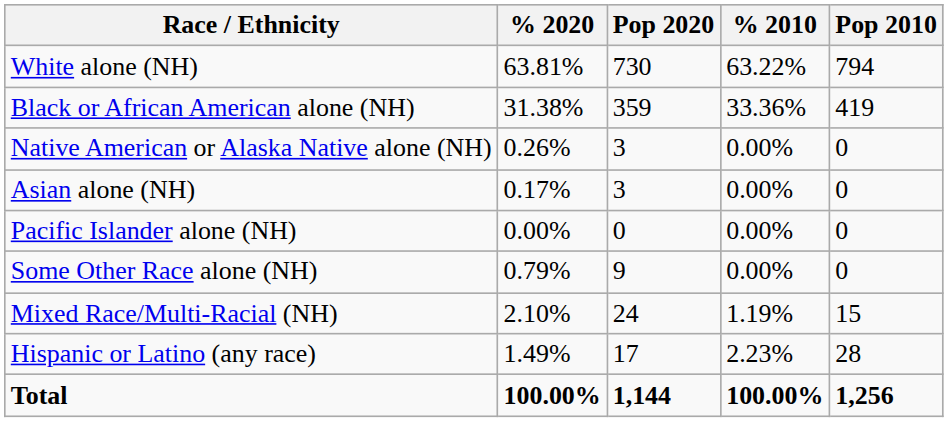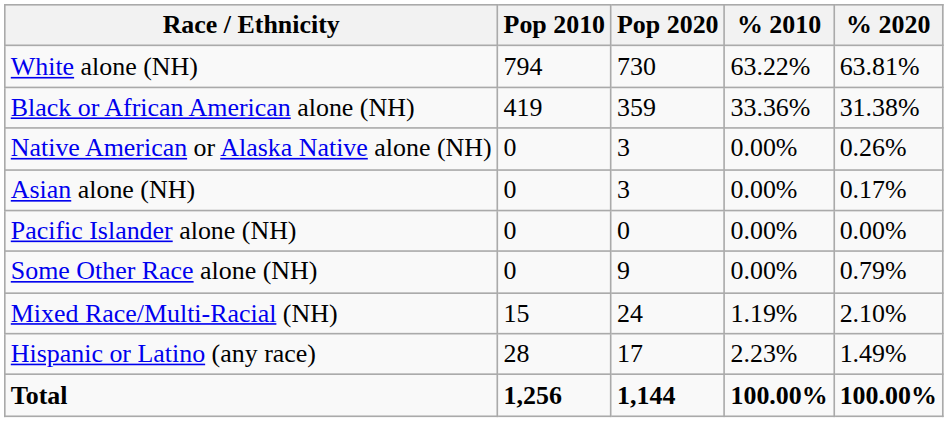columns swapped: (886, 25) <-> (552, 25)
